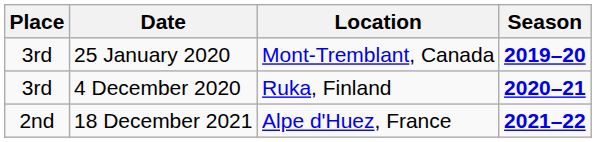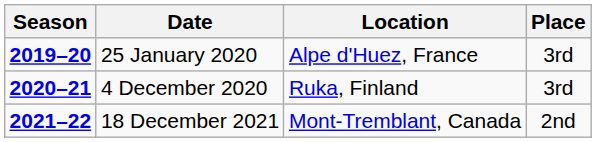columns swapped: (545, 21) <-> (37, 21)
(378, 55) Mont-Tremblant, Canada -> (384, 55) Alpe d'Huez, France
(357, 121) Alpe d'Huez, France -> (405, 121) Mont-Tremblant, Canada
